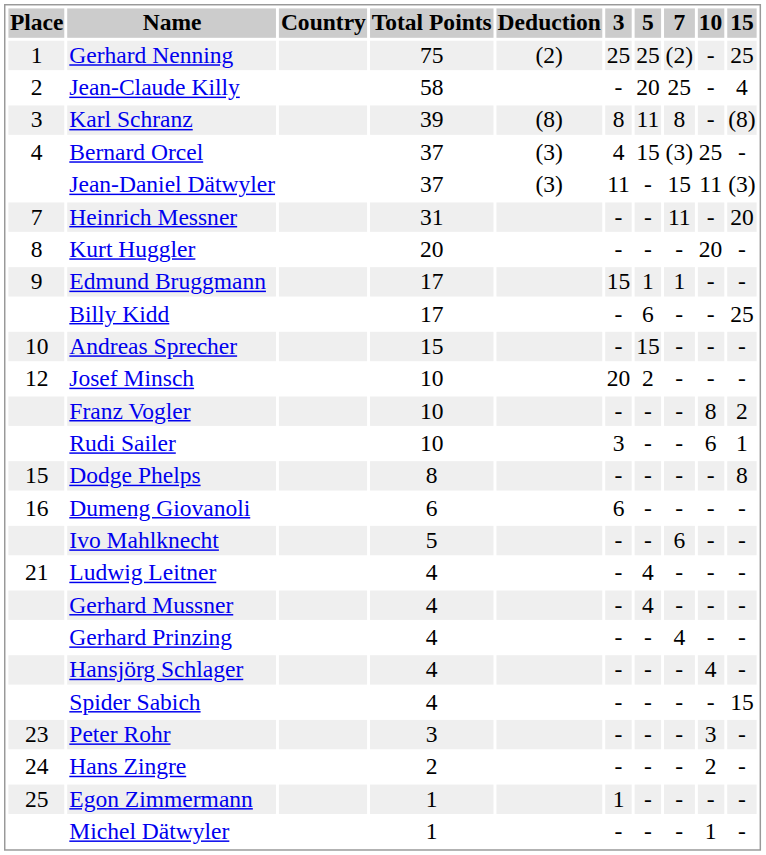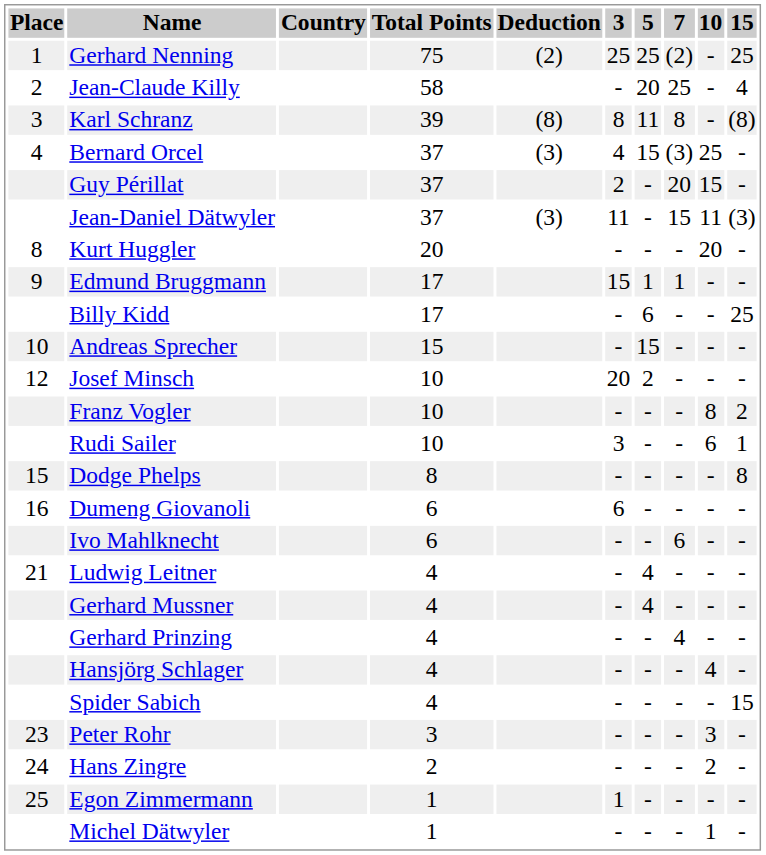+ row: (126, 184)
- row: (153, 216)
(432, 540) 5 -> (432, 540) 6
